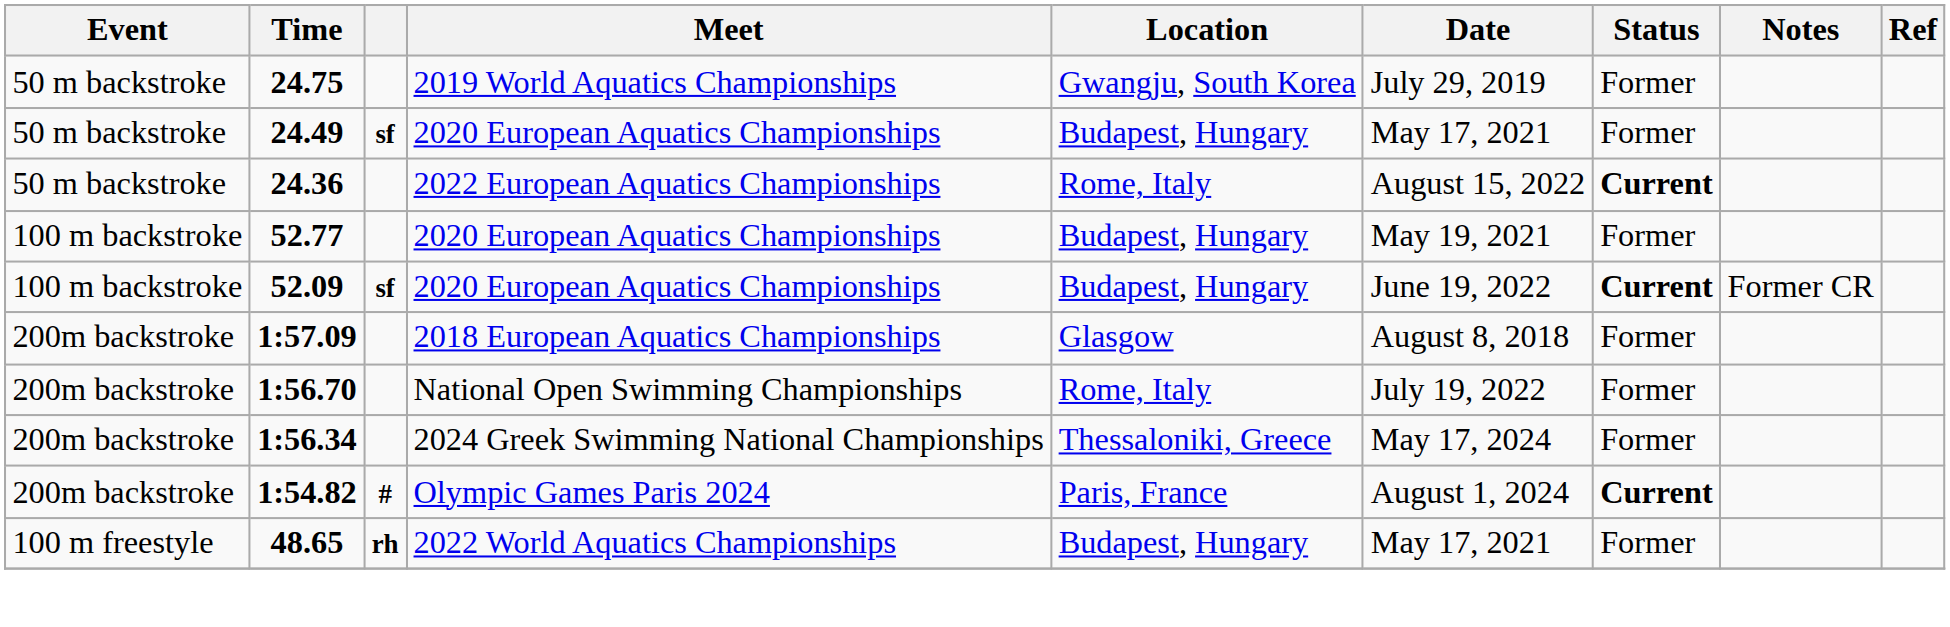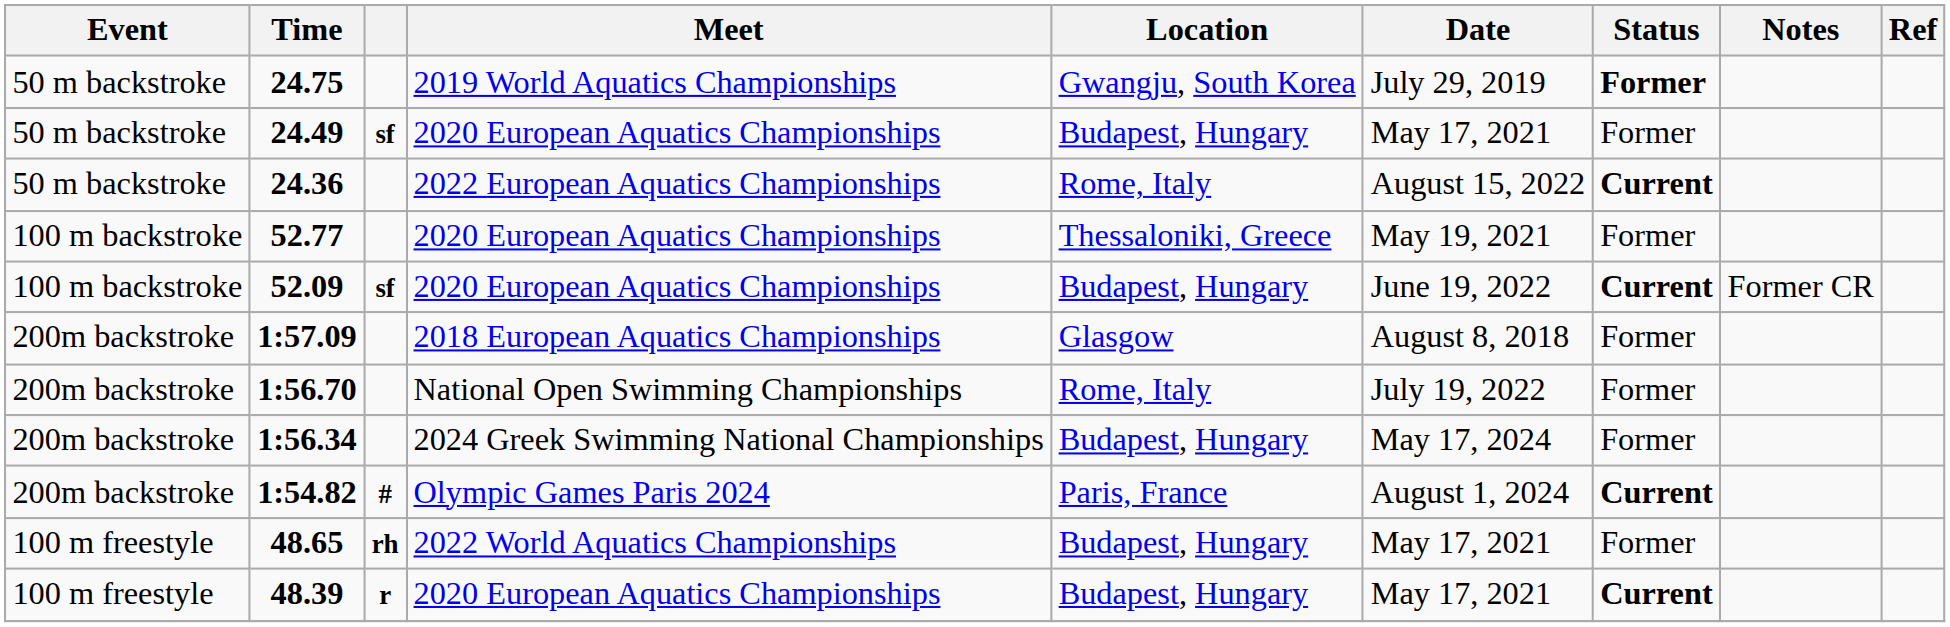(1648, 81) normal -> (1653, 81) bold
(1183, 235) Budapest, Hungary -> (1195, 235) Thessaloniki, Greece
(1195, 440) Thessaloniki, Greece -> (1183, 440) Budapest, Hungary
+ row: (307, 593)
